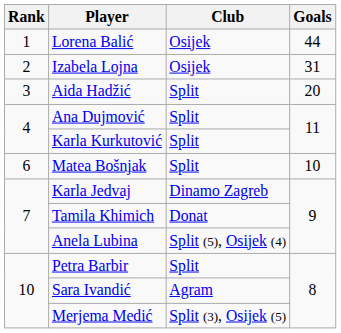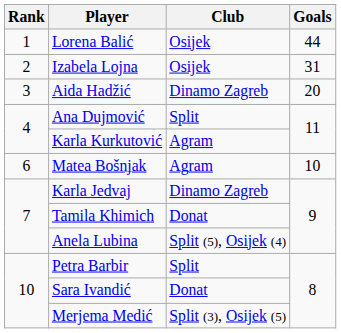(184, 91) Split -> (219, 91) Dinamo Zagreb
(184, 141) Split -> (191, 141) Agram
(184, 166) Split -> (191, 166) Agram
(191, 290) Agram -> (188, 290) Donat
